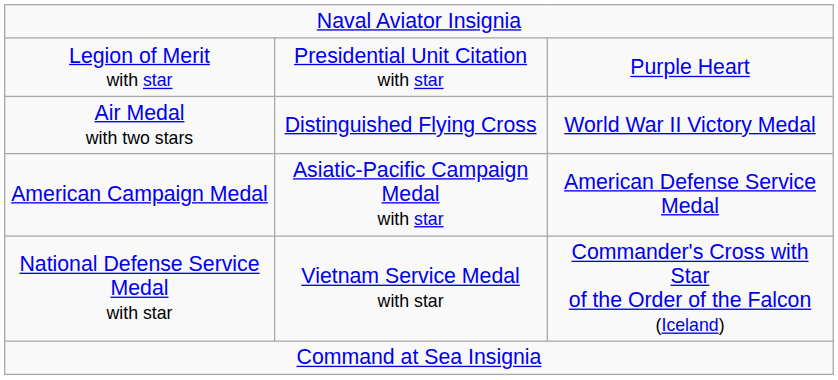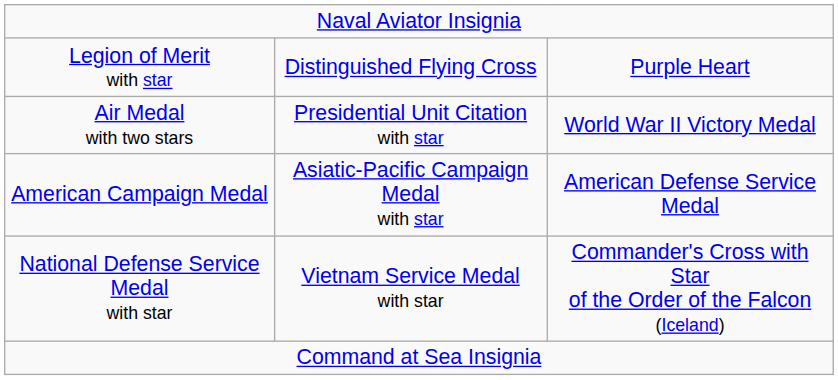(411, 67) Presidential Unit Citation with star -> (411, 67) Distinguished Flying Cross
(411, 124) Distinguished Flying Cross -> (411, 124) Presidential Unit Citation with star
